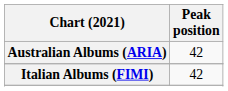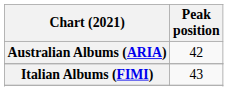(196, 74) 42 -> (196, 74) 43
